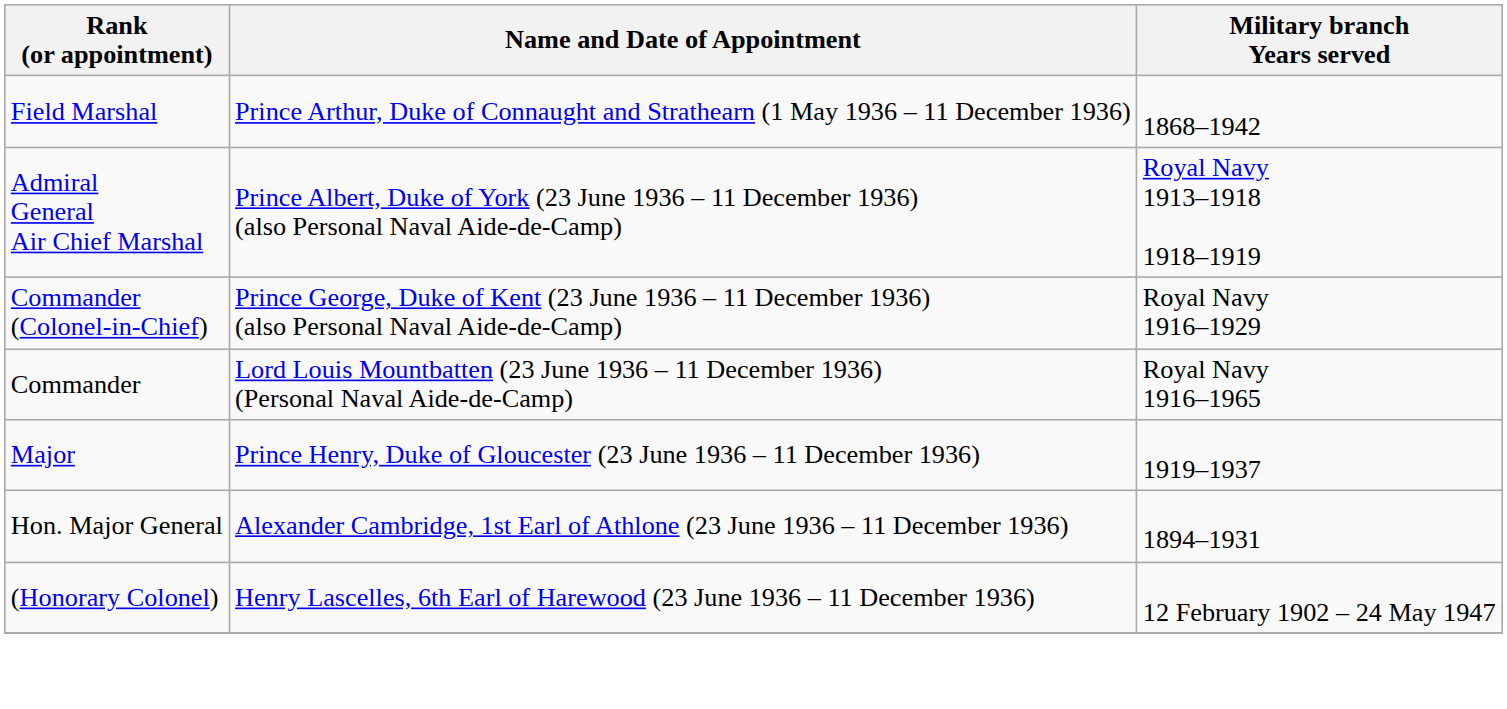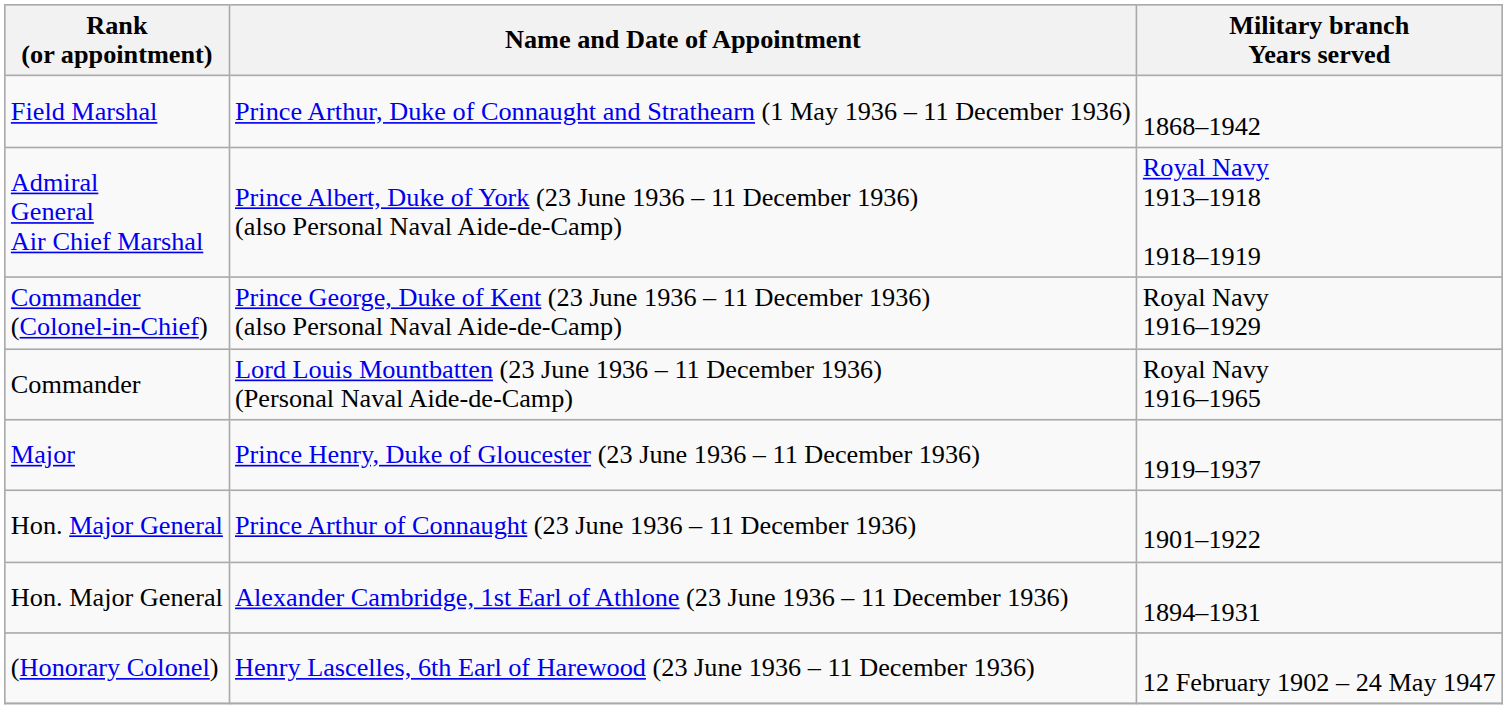+ row: (576, 525)
